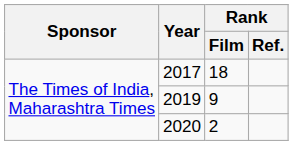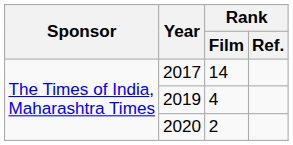(218, 72) 18 -> (218, 72) 14
(214, 99) 9 -> (214, 99) 4
